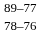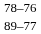rows swapped: (20, 25) <-> (20, 8)
